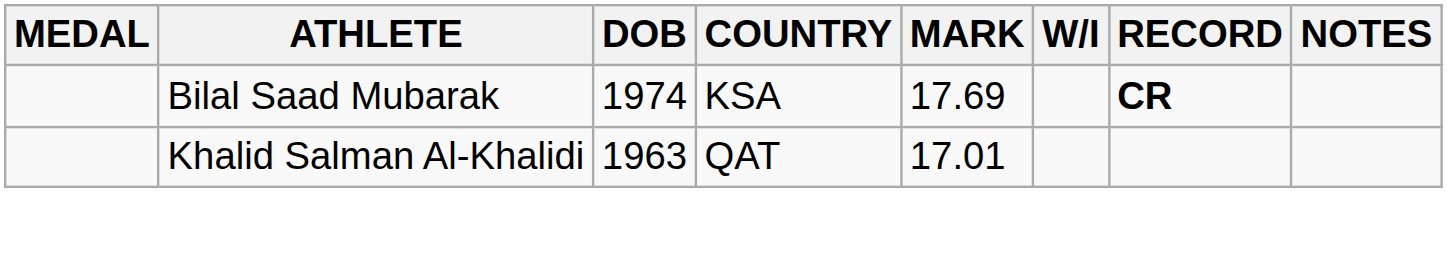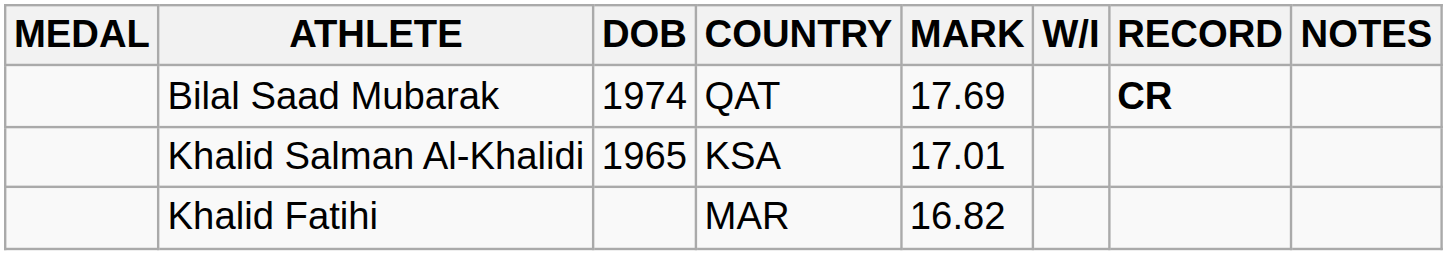(743, 95) KSA -> (742, 95) QAT
(644, 156) 1963 -> (644, 156) 1965
(742, 156) QAT -> (743, 156) KSA
+ row: (273, 216)
